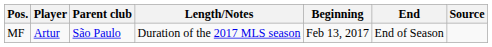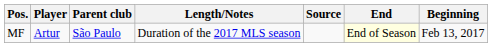columns swapped: (338, 14) <-> (467, 14)
(409, 33) no background -> (381, 33) lightyellow background
